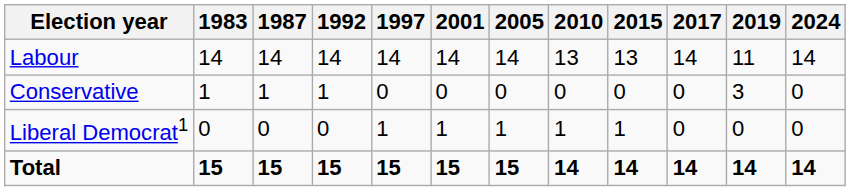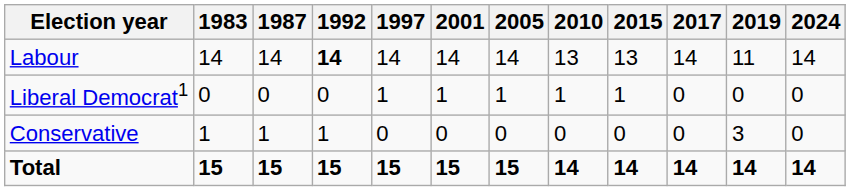(329, 57) normal -> (329, 57) bold
rows swapped: (74, 92) <-> (99, 130)
